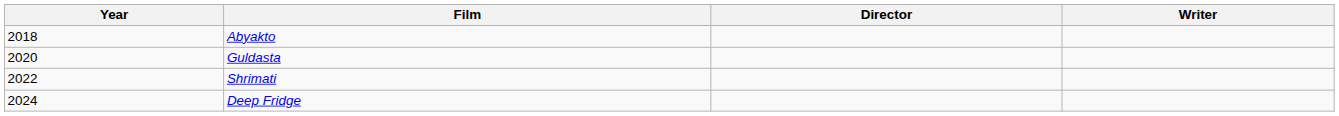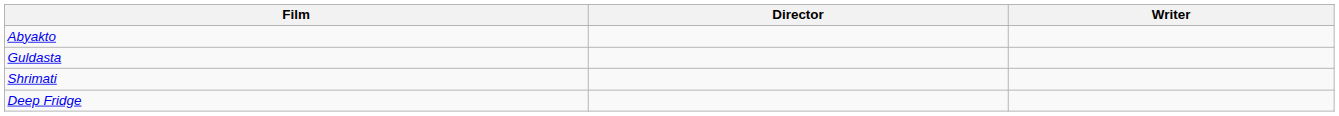- column: (114, 15)
